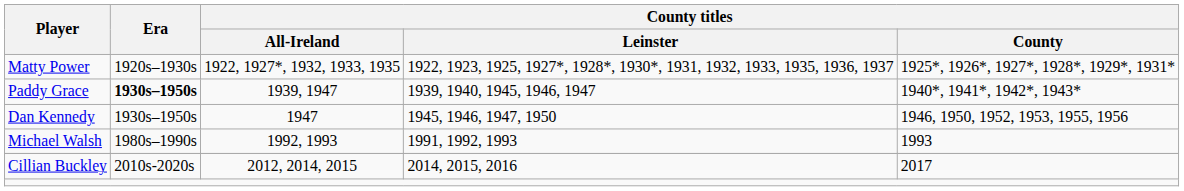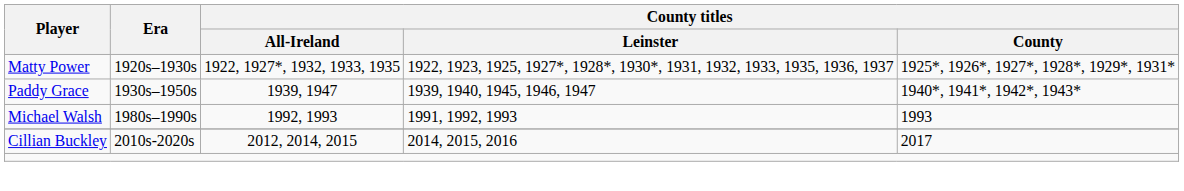(156, 91) bold -> (156, 91) normal
- row: (51, 116)
